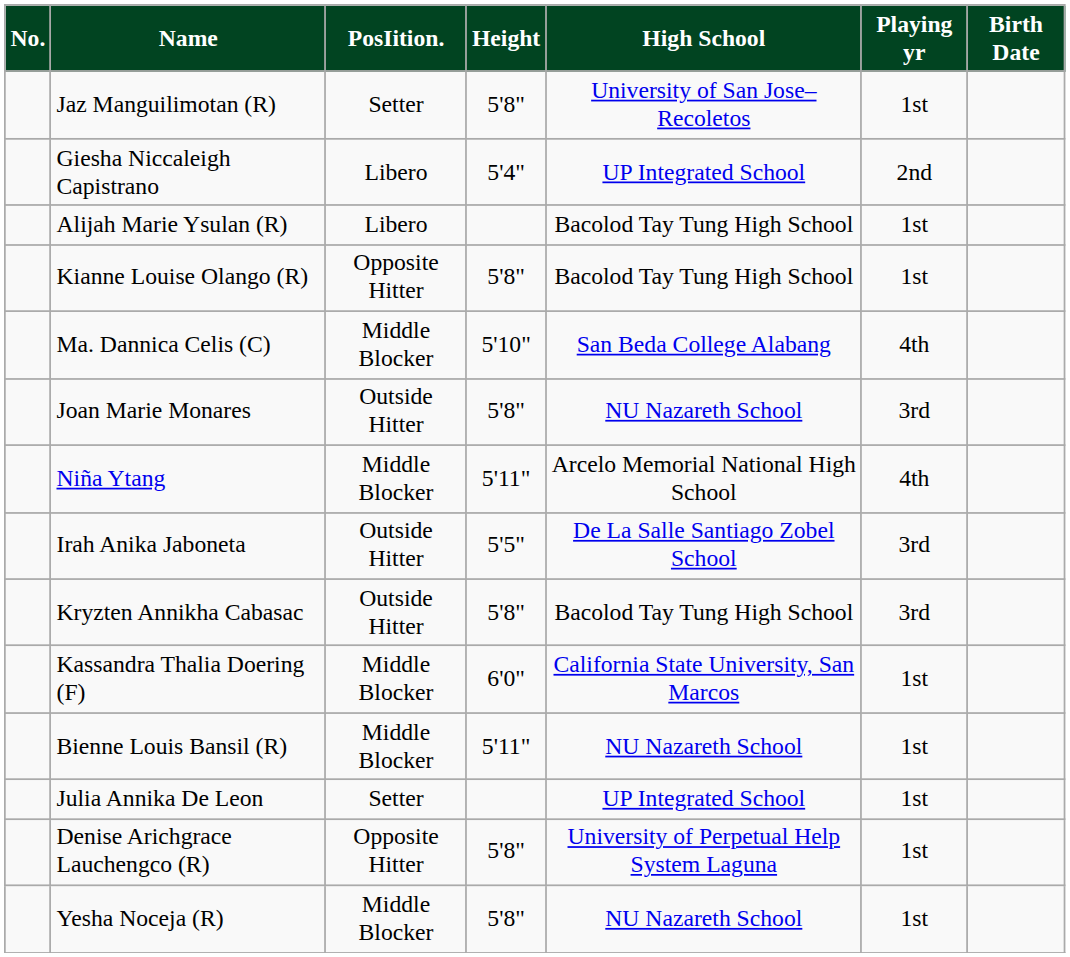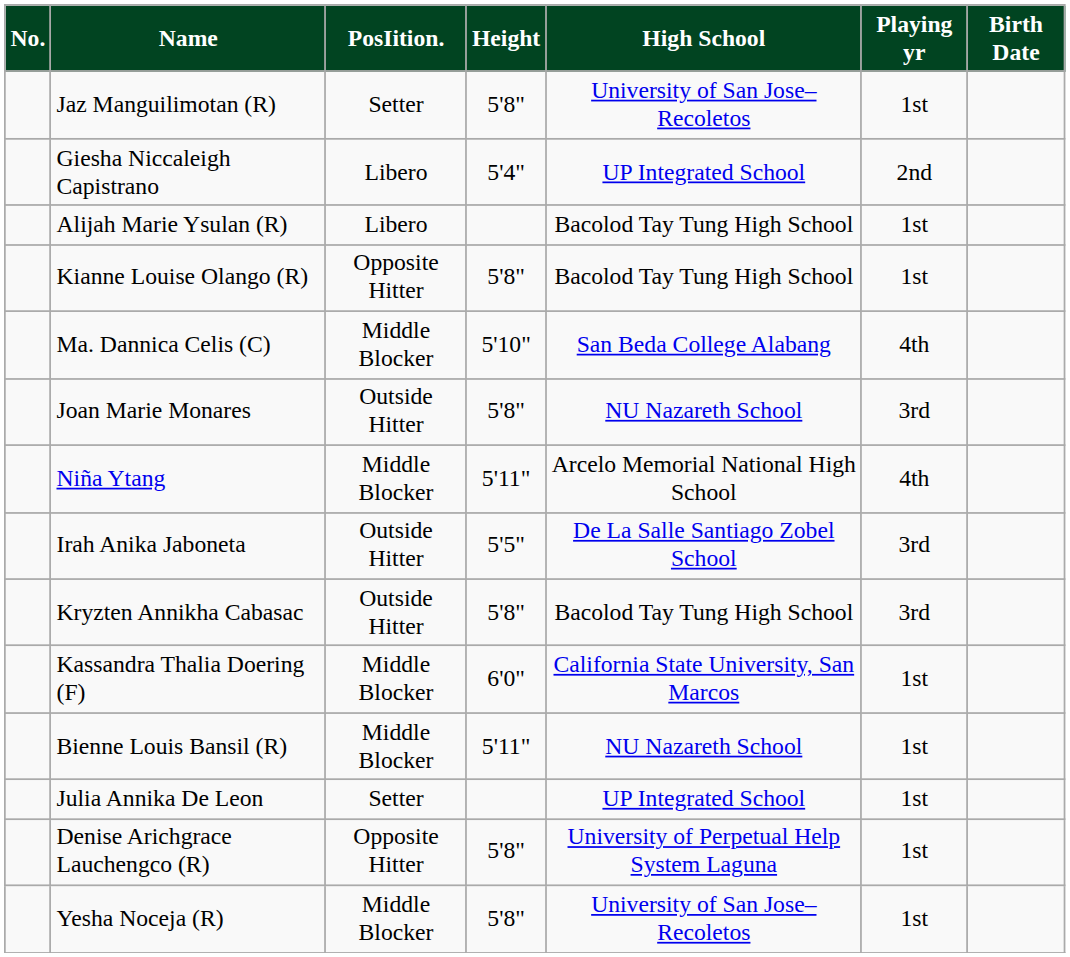(704, 918) NU Nazareth School -> (704, 918) University of San Jose–Recoletos
